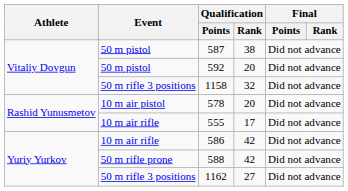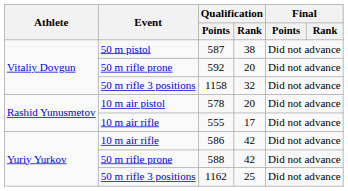(126, 67) 50 m pistol -> (137, 67) 50 m rifle prone
(250, 177) 27 -> (250, 177) 25
